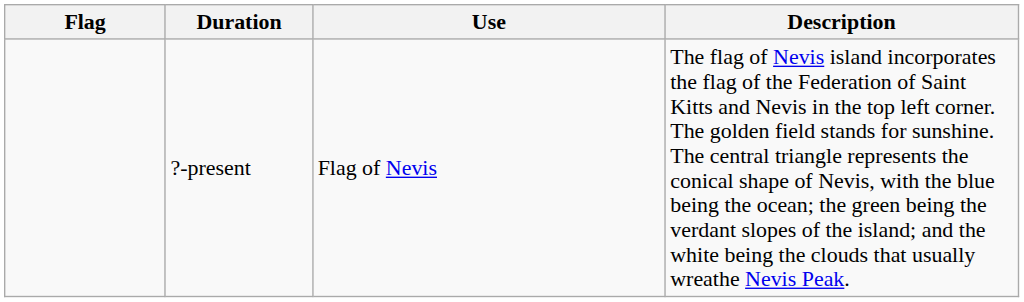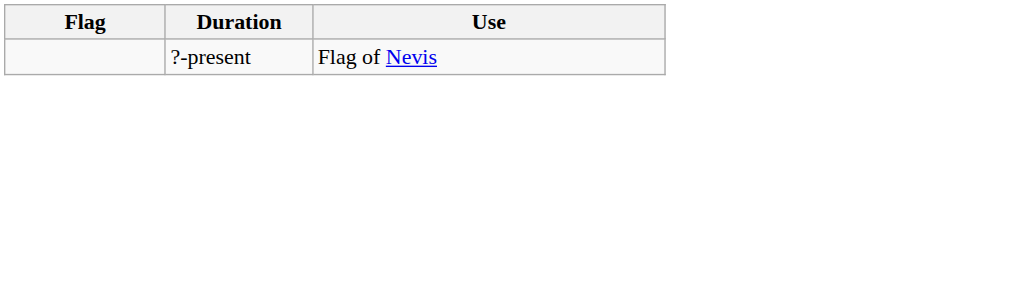- column: (841, 21)
